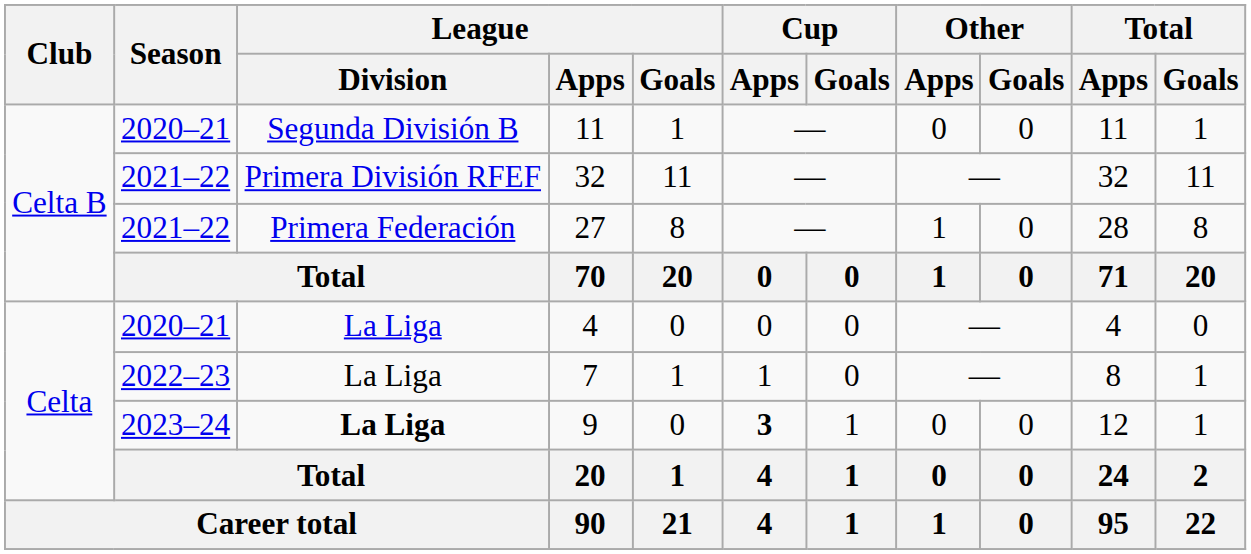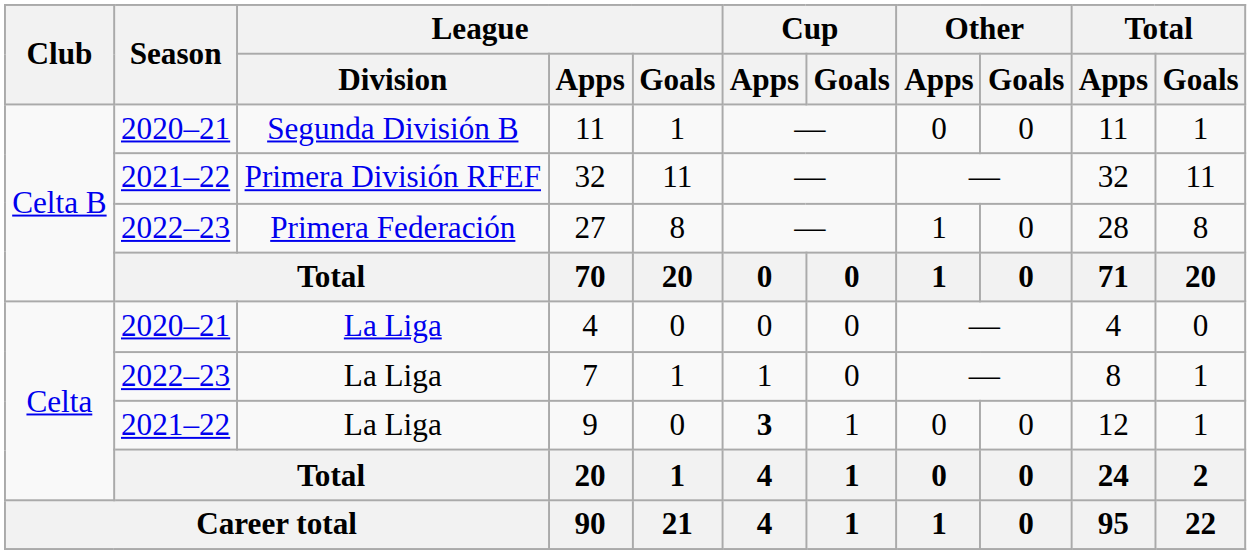(176, 227) 2021–22 -> (176, 227) 2022–23
(176, 425) 2023–24 -> (176, 425) 2021–22
(393, 425) bold -> (393, 425) normal
